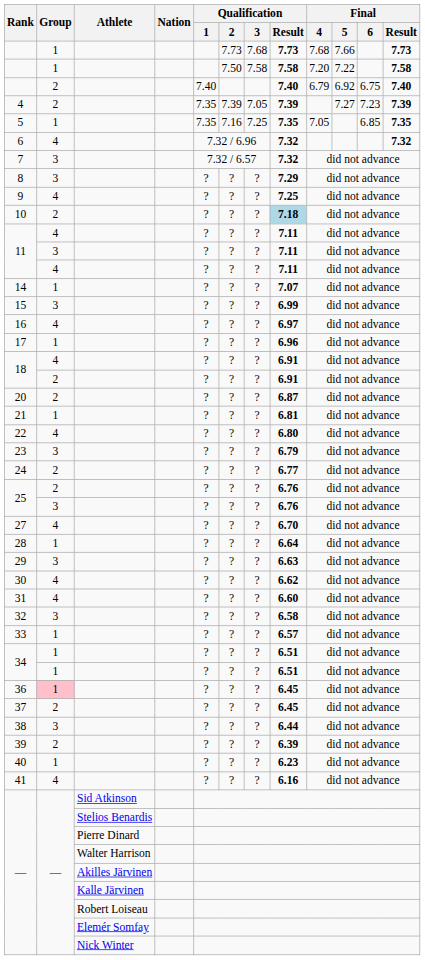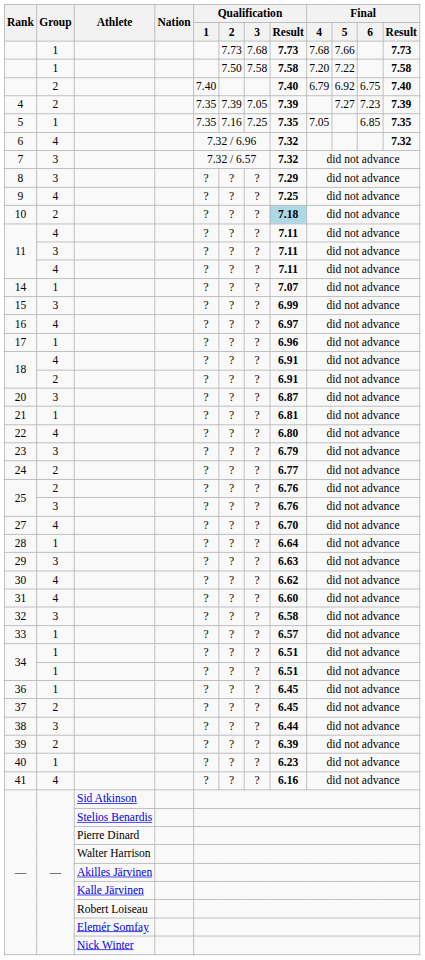(55, 397) 2 -> (55, 397) 3
(55, 689) pink background -> (55, 689) no background
